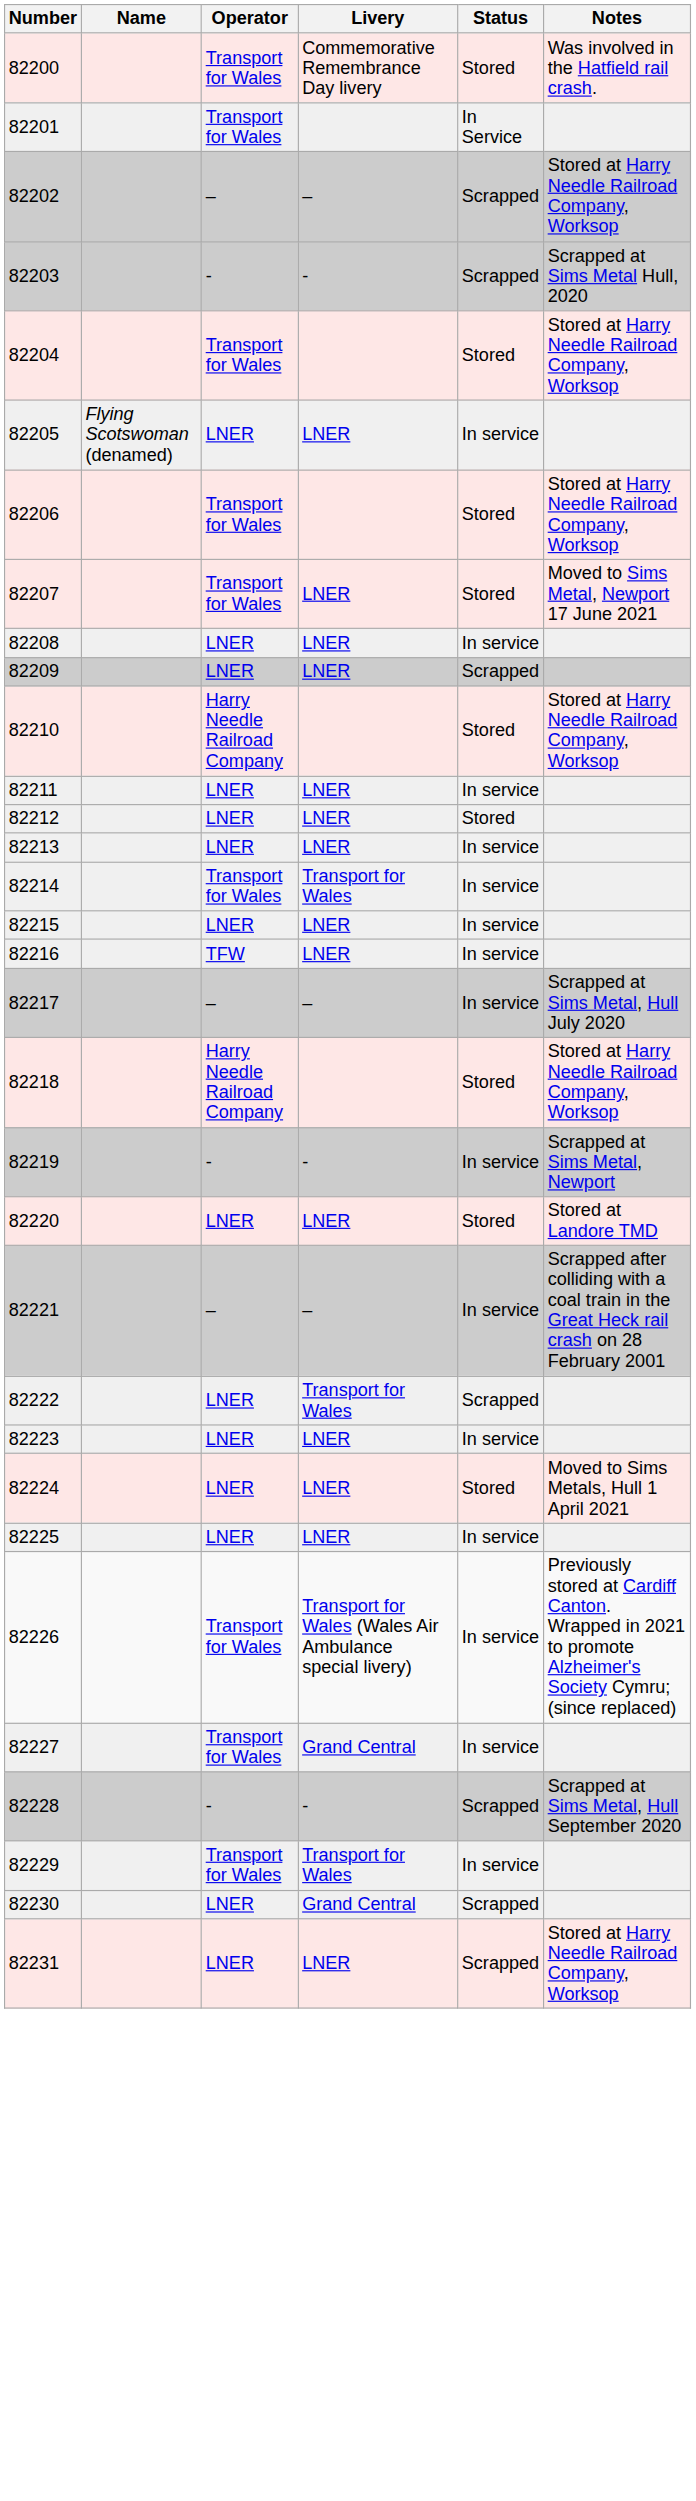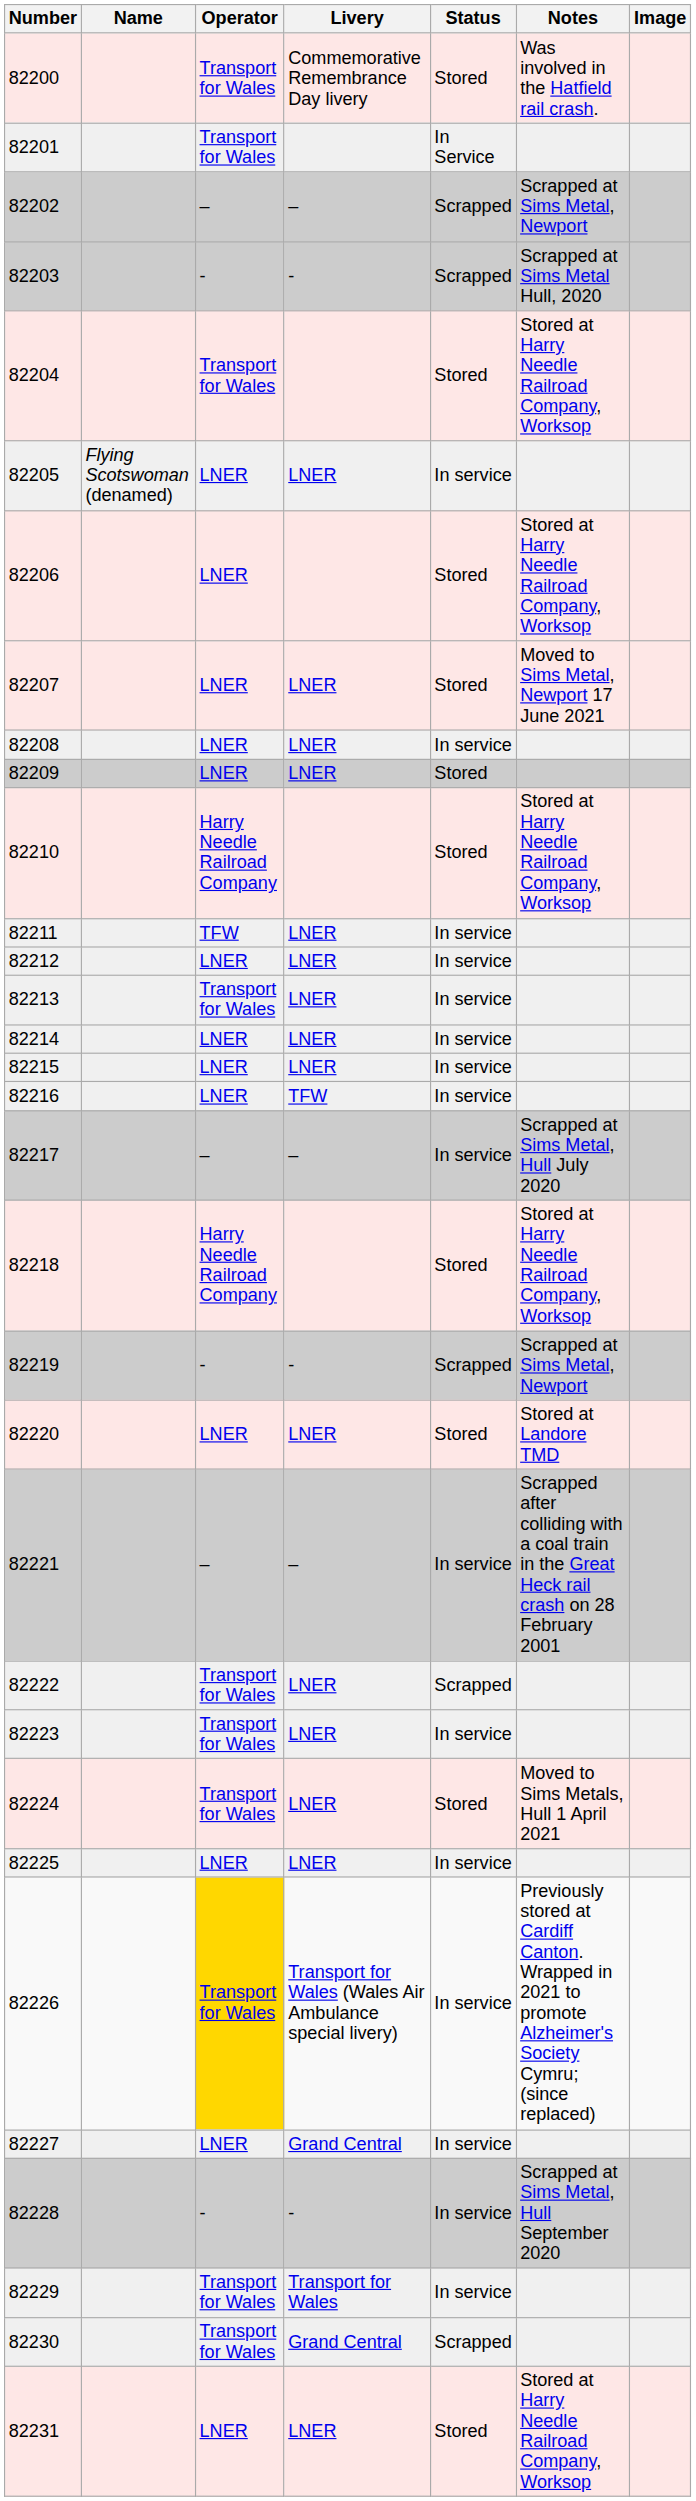+ column: (660, 18)
(612, 196) Stored at Harry Needle Railroad Company, Worksop -> (569, 206) Scrapped at Sims Metal, Newport
(244, 514) Transport for Wales -> (224, 575) LNER
(244, 594) Transport for Wales -> (224, 685) LNER
(500, 671) Scrapped -> (461, 773) Stored
(230, 790) LNER -> (219, 932) TFW
(488, 818) Stored -> (473, 961) In service
(230, 847) LNER -> (238, 999) Transport for Wales
(244, 886) Transport for Wales -> (224, 1038) LNER
(354, 886) Transport for Wales -> (312, 1038) LNER
(225, 953) TFW -> (224, 1096) LNER
(326, 953) LNER -> (308, 1096) TFW
(500, 1161) In service -> (473, 1365) Scrapped
(230, 1400) LNER -> (238, 1685) Transport for Wales
(354, 1400) Transport for Wales -> (312, 1685) LNER
(230, 1439) LNER -> (238, 1734) Transport for Wales
(230, 1488) LNER -> (238, 1803) Transport for Wales
(244, 1637) no background -> (238, 2003) gold background
(244, 1747) Transport for Wales -> (224, 2143) LNER
(500, 1806) Scrapped -> (473, 2213) In service
(230, 1904) LNER -> (238, 2341) Transport for Wales
(500, 1963) Scrapped -> (461, 2431) Stored
